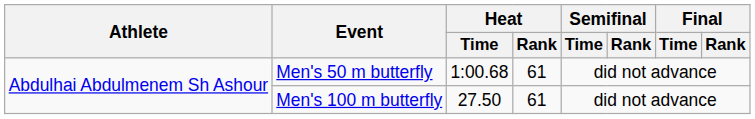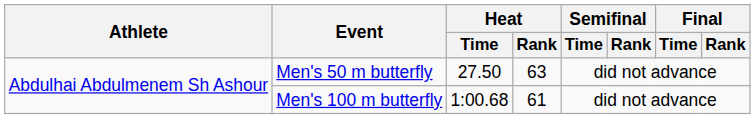(479, 72) 1:00.68 -> (479, 72) 27.50
(537, 72) 61 -> (537, 72) 63
(479, 100) 27.50 -> (479, 100) 1:00.68
